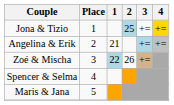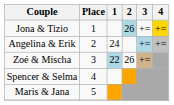(129, 28) 25 -> (129, 28) 26
(115, 44) 21 -> (115, 44) 24
